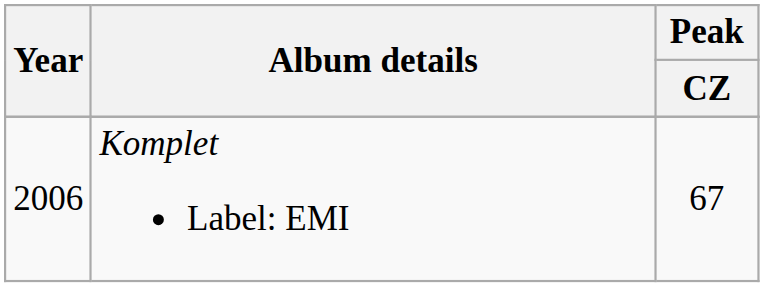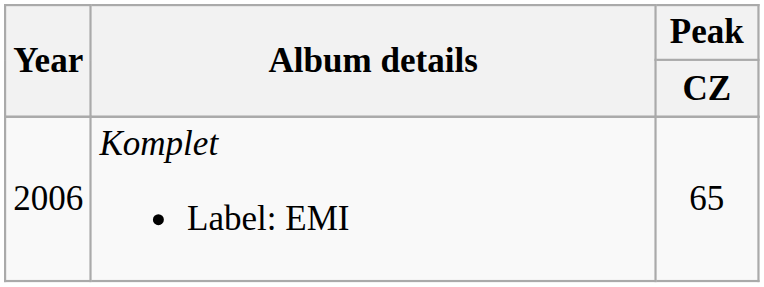(707, 198) 67 -> (707, 198) 65
